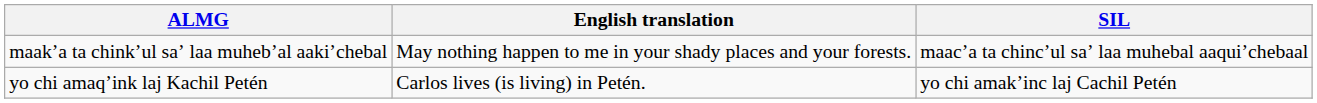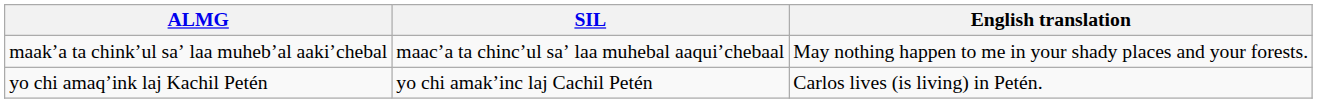columns swapped: (1114, 20) <-> (654, 20)
